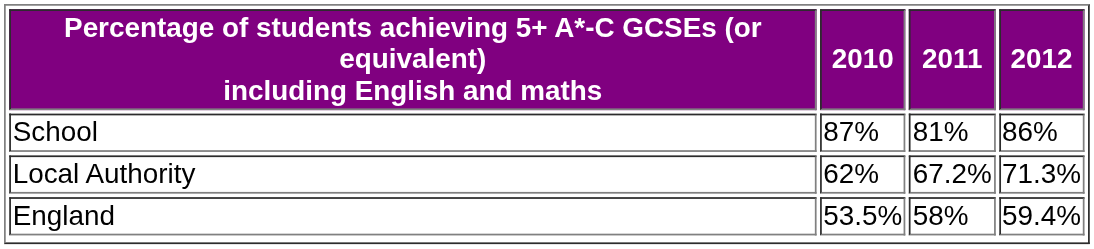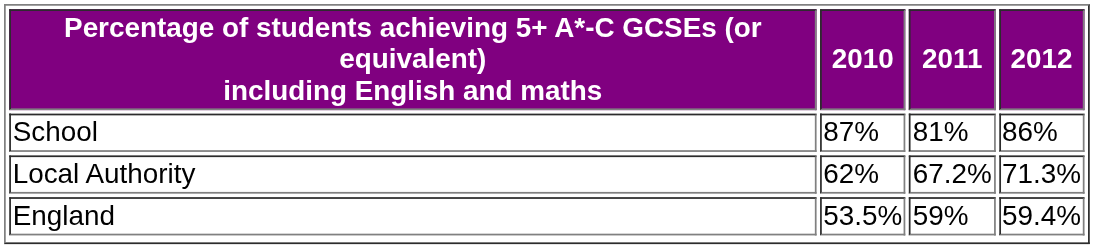(941, 215) 58% -> (941, 215) 59%
